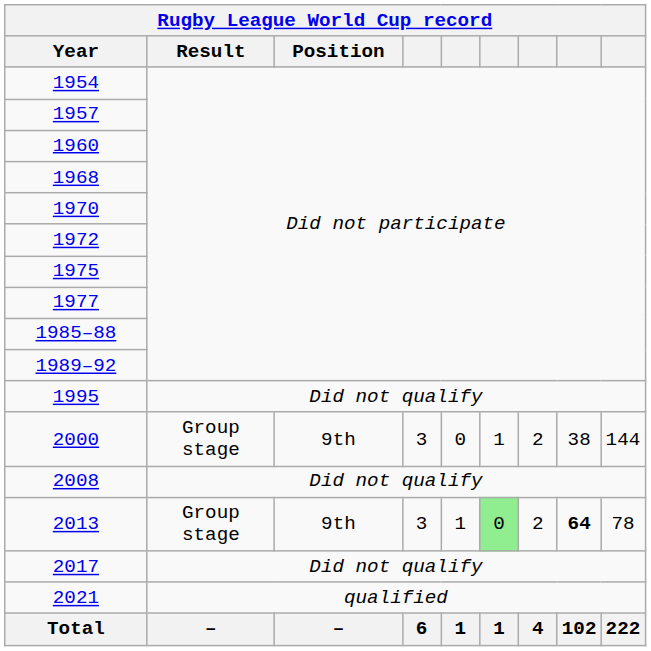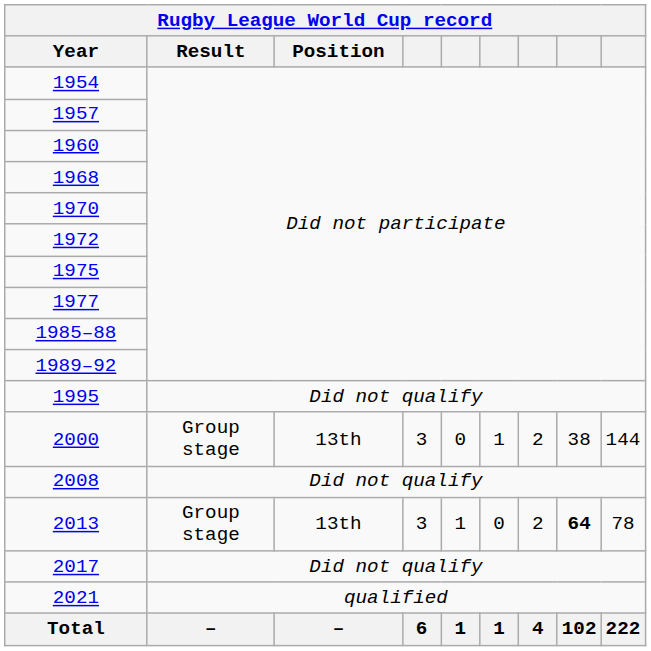(338, 439) 9th -> (338, 439) 13th
(338, 524) 9th -> (338, 524) 13th
(499, 524) lightgreen background -> (499, 524) no background
